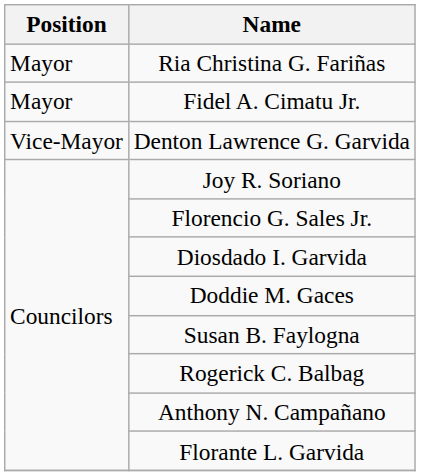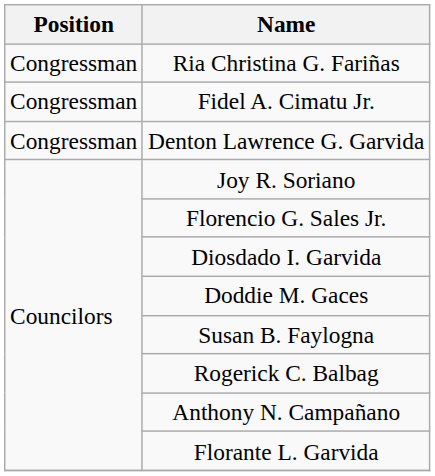(41, 63) Mayor -> (74, 63) Congressman
(41, 102) Mayor -> (74, 102) Congressman
(66, 140) Vice-Mayor -> (74, 140) Congressman
